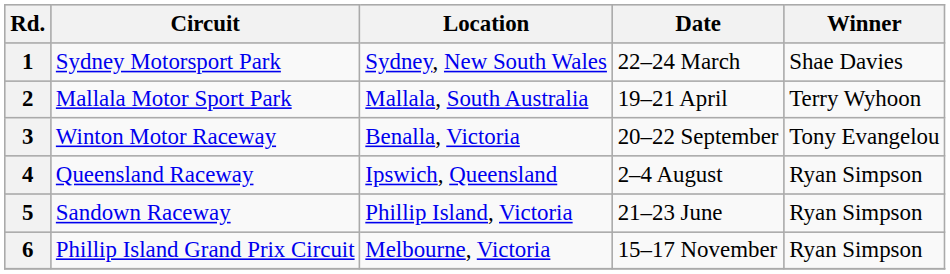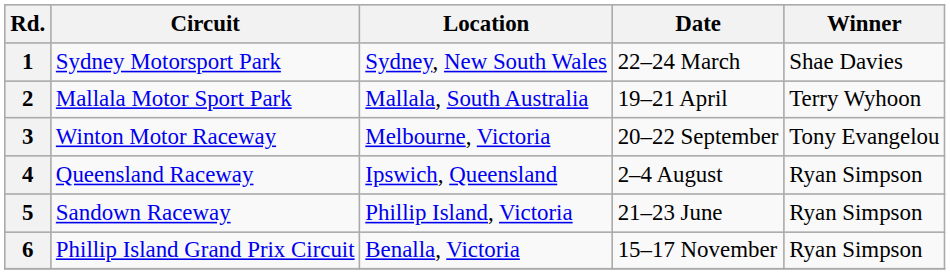(443, 137) Benalla, Victoria -> (458, 137) Melbourne, Victoria
(458, 250) Melbourne, Victoria -> (443, 250) Benalla, Victoria
